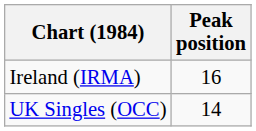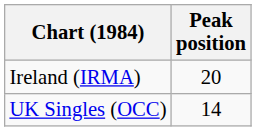(211, 76) 16 -> (211, 76) 20
